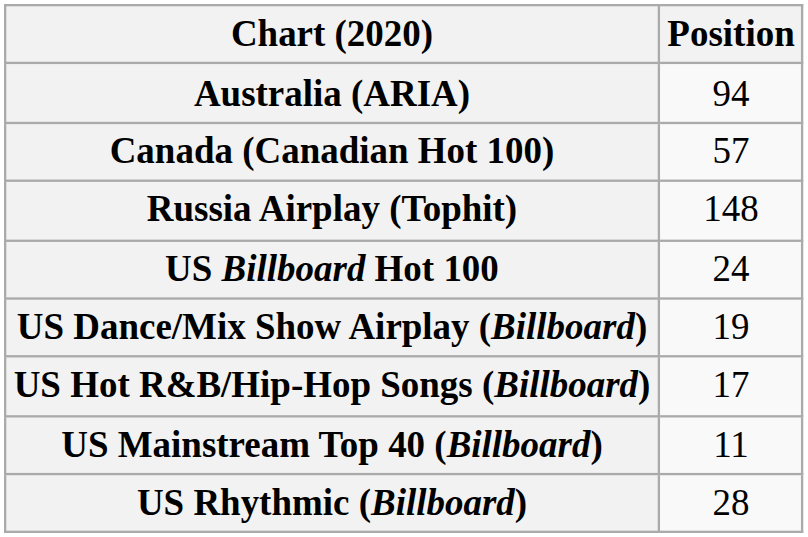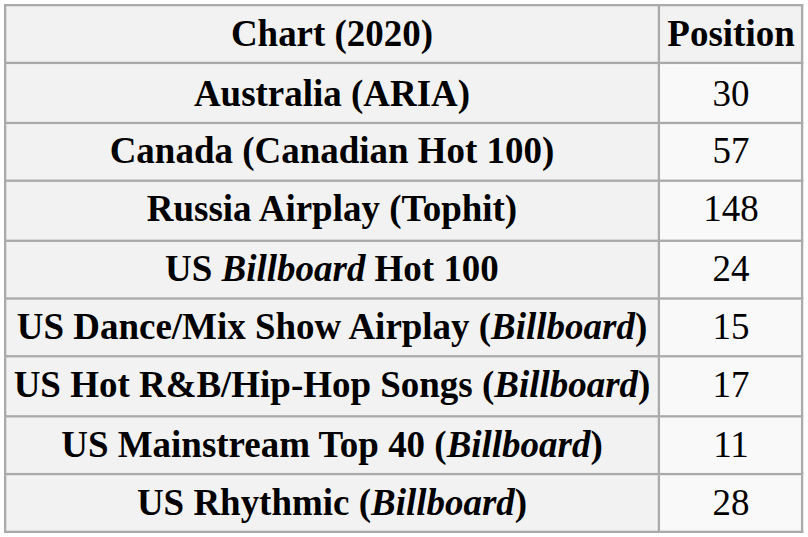(731, 92) 94 -> (731, 92) 30
(731, 326) 19 -> (731, 326) 15
